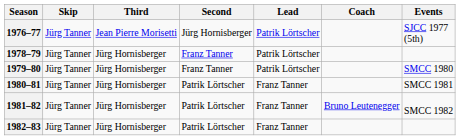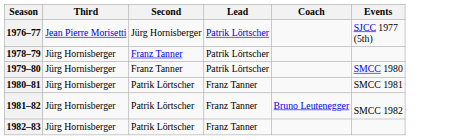- column: (68, 12)
